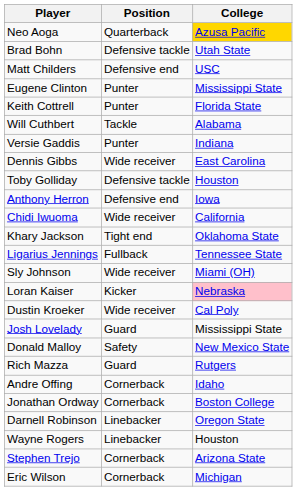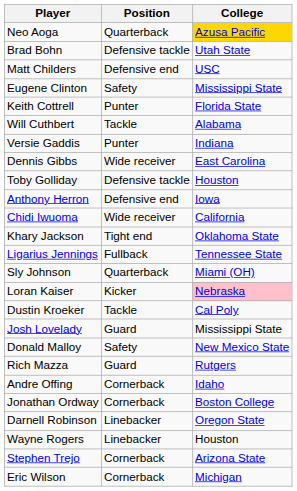(121, 87) Punter -> (121, 87) Safety
(140, 273) Wide receiver -> (136, 273) Quarterback
(140, 310) Wide receiver -> (121, 310) Tackle
